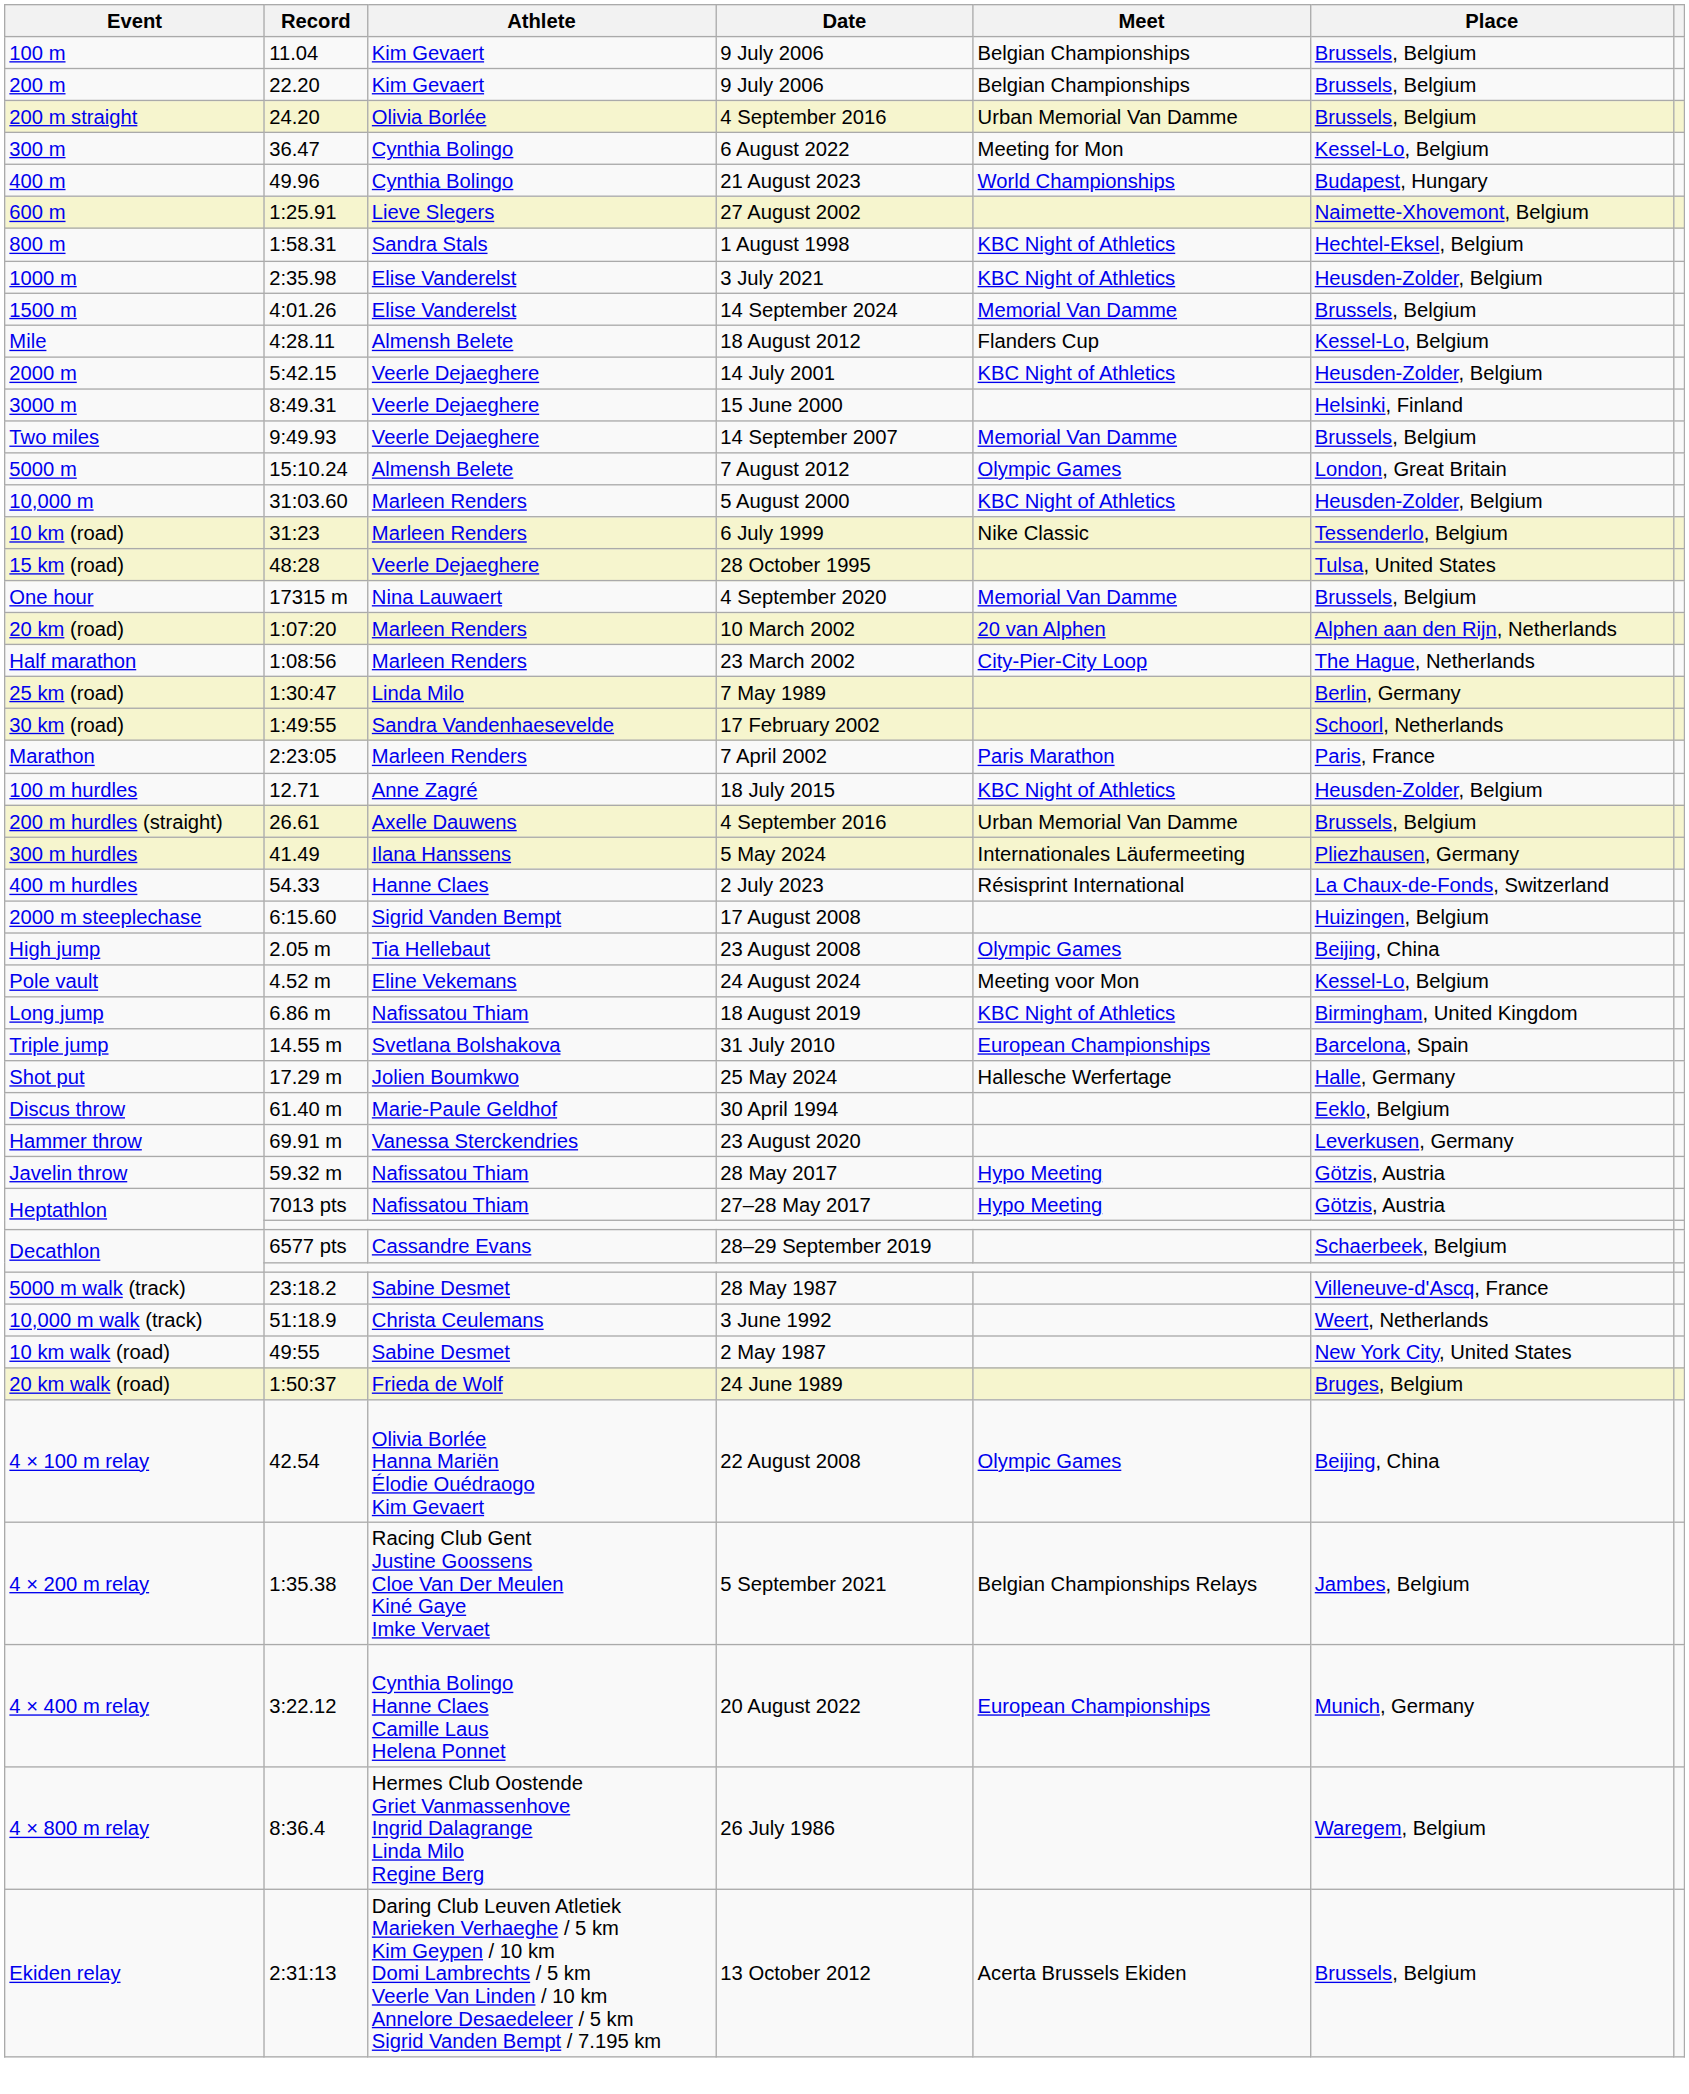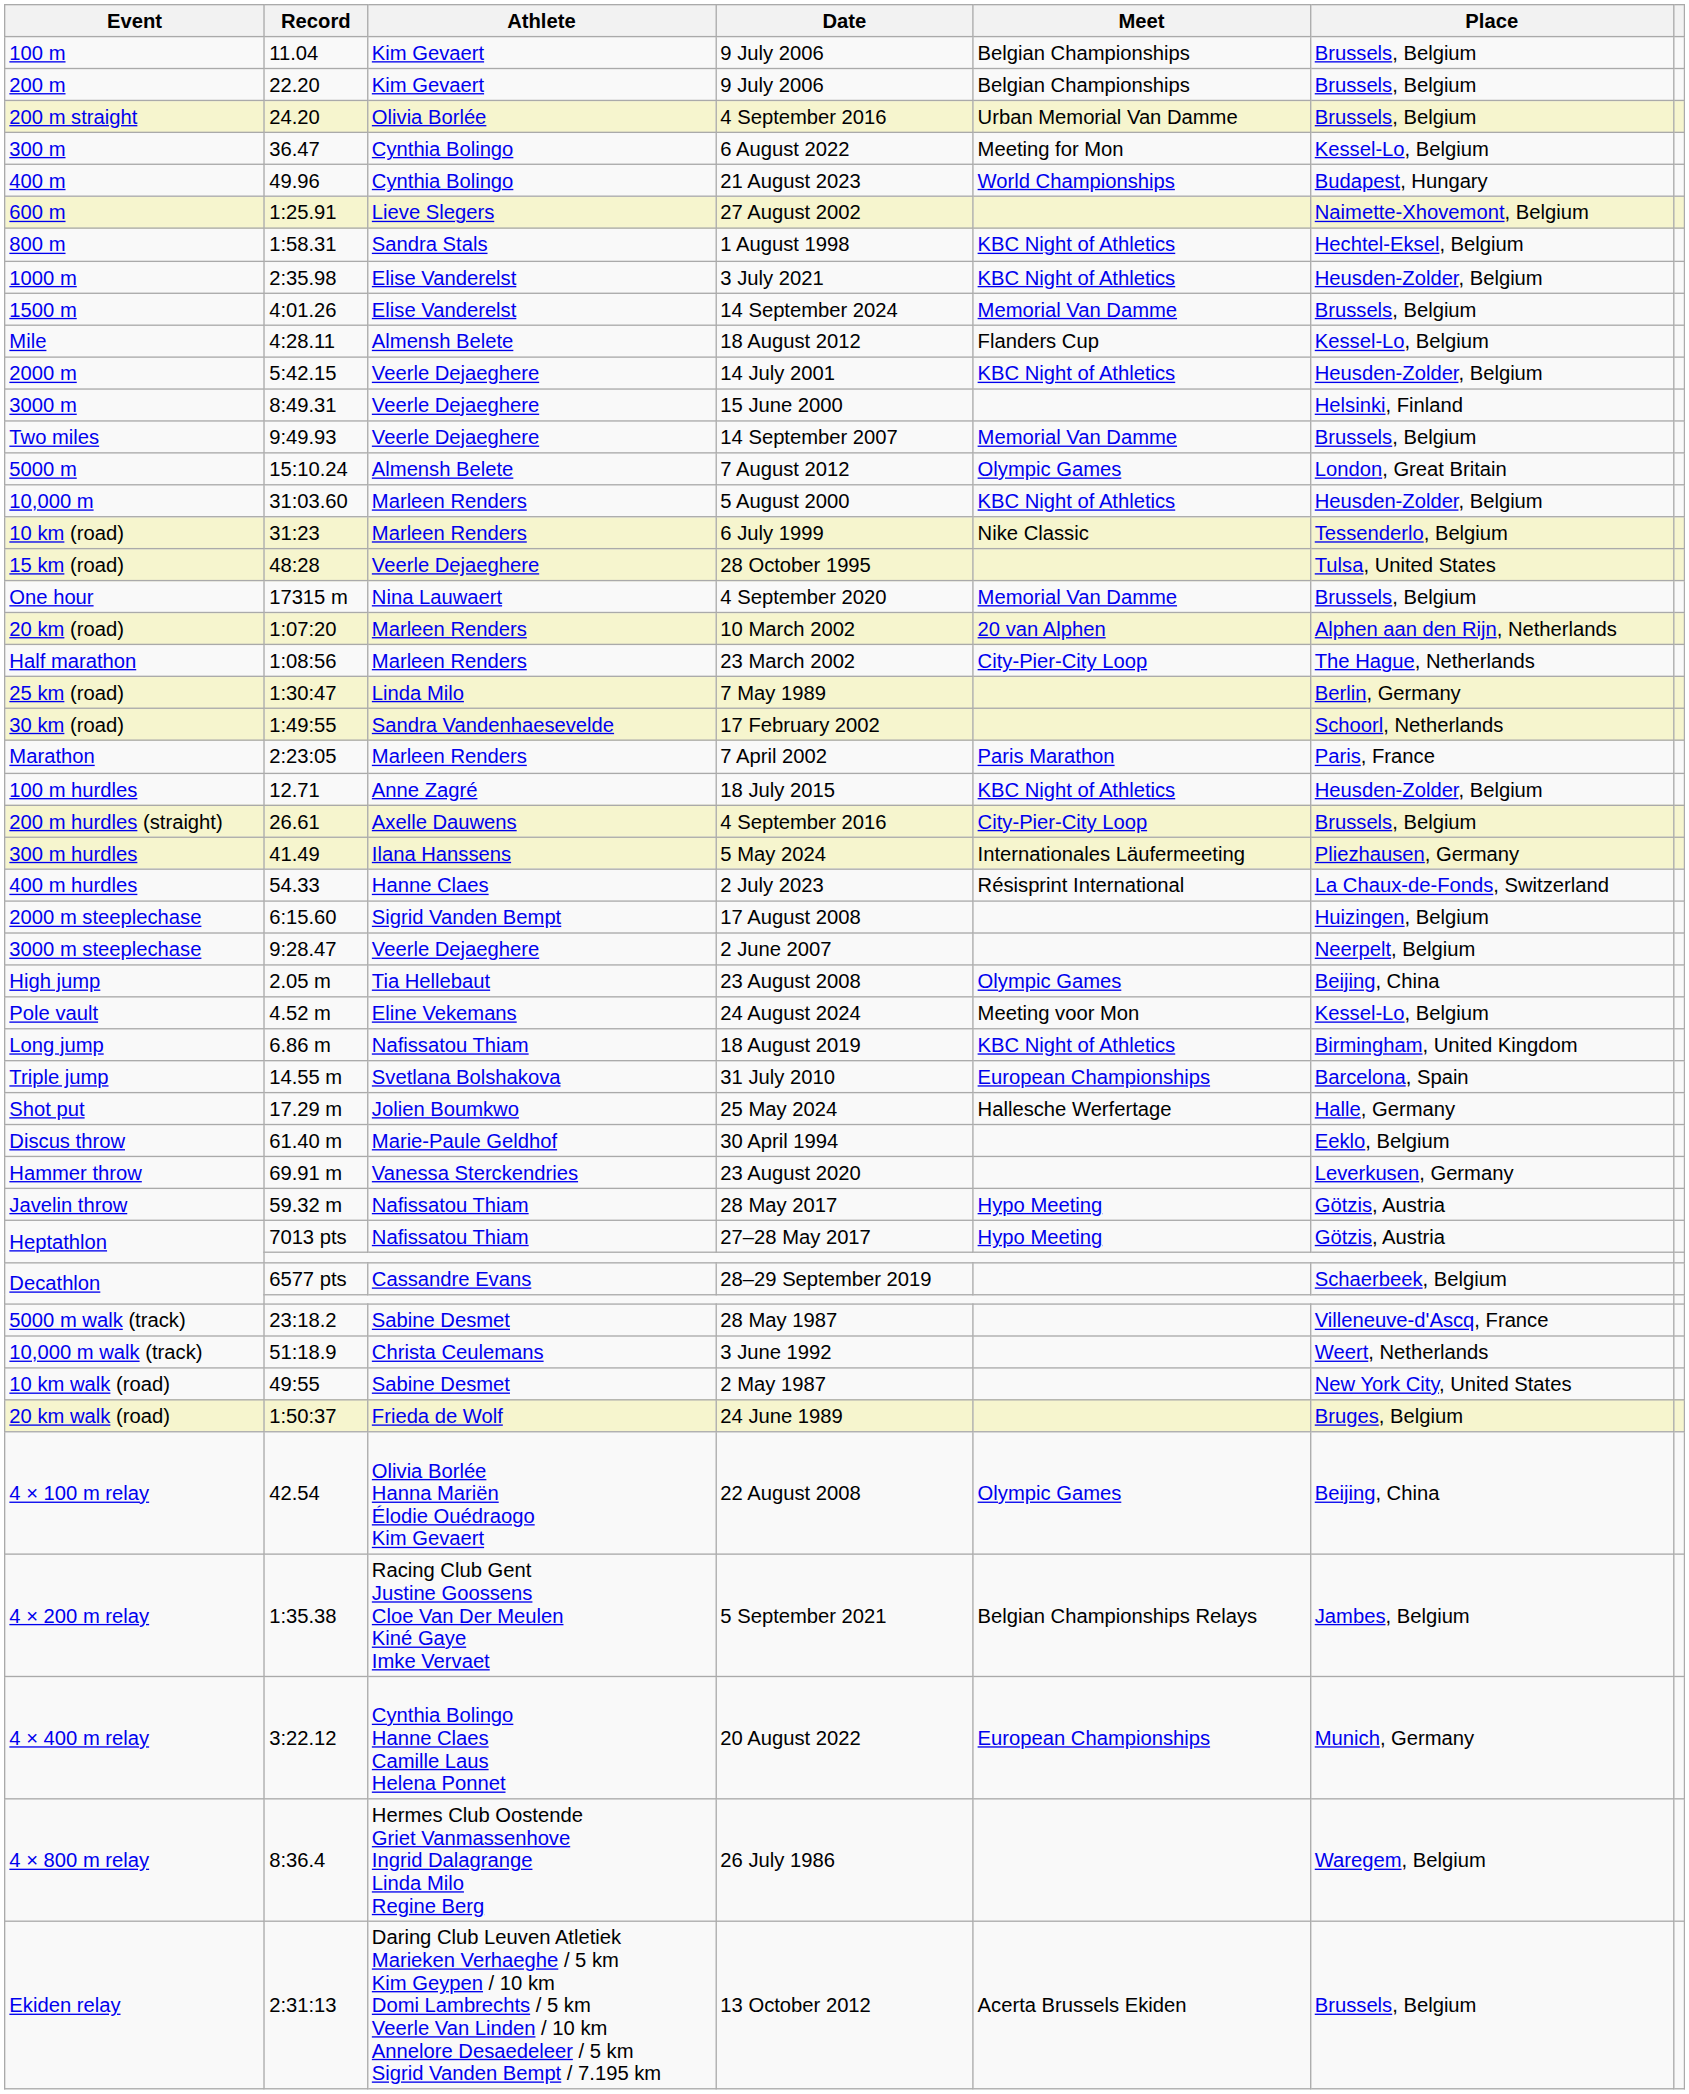(1108, 821) Urban Memorial Van Damme -> (1062, 821) City-Pier-City Loop
+ row: (105, 949)
